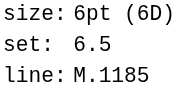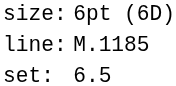rows swapped: (29, 45) <-> (35, 76)
